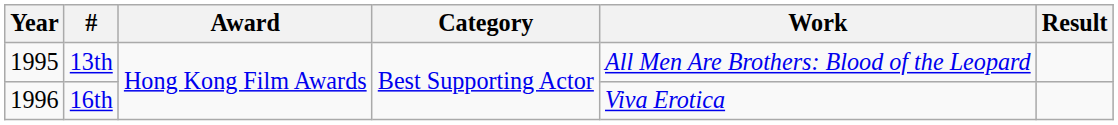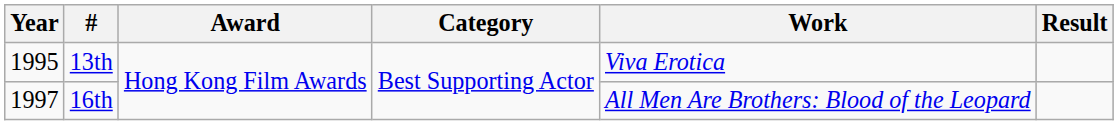(818, 61) All Men Are Brothers: Blood of the Leopard -> (665, 61) Viva Erotica
(34, 100) 1996 -> (34, 100) 1997
(665, 100) Viva Erotica -> (818, 100) All Men Are Brothers: Blood of the Leopard
